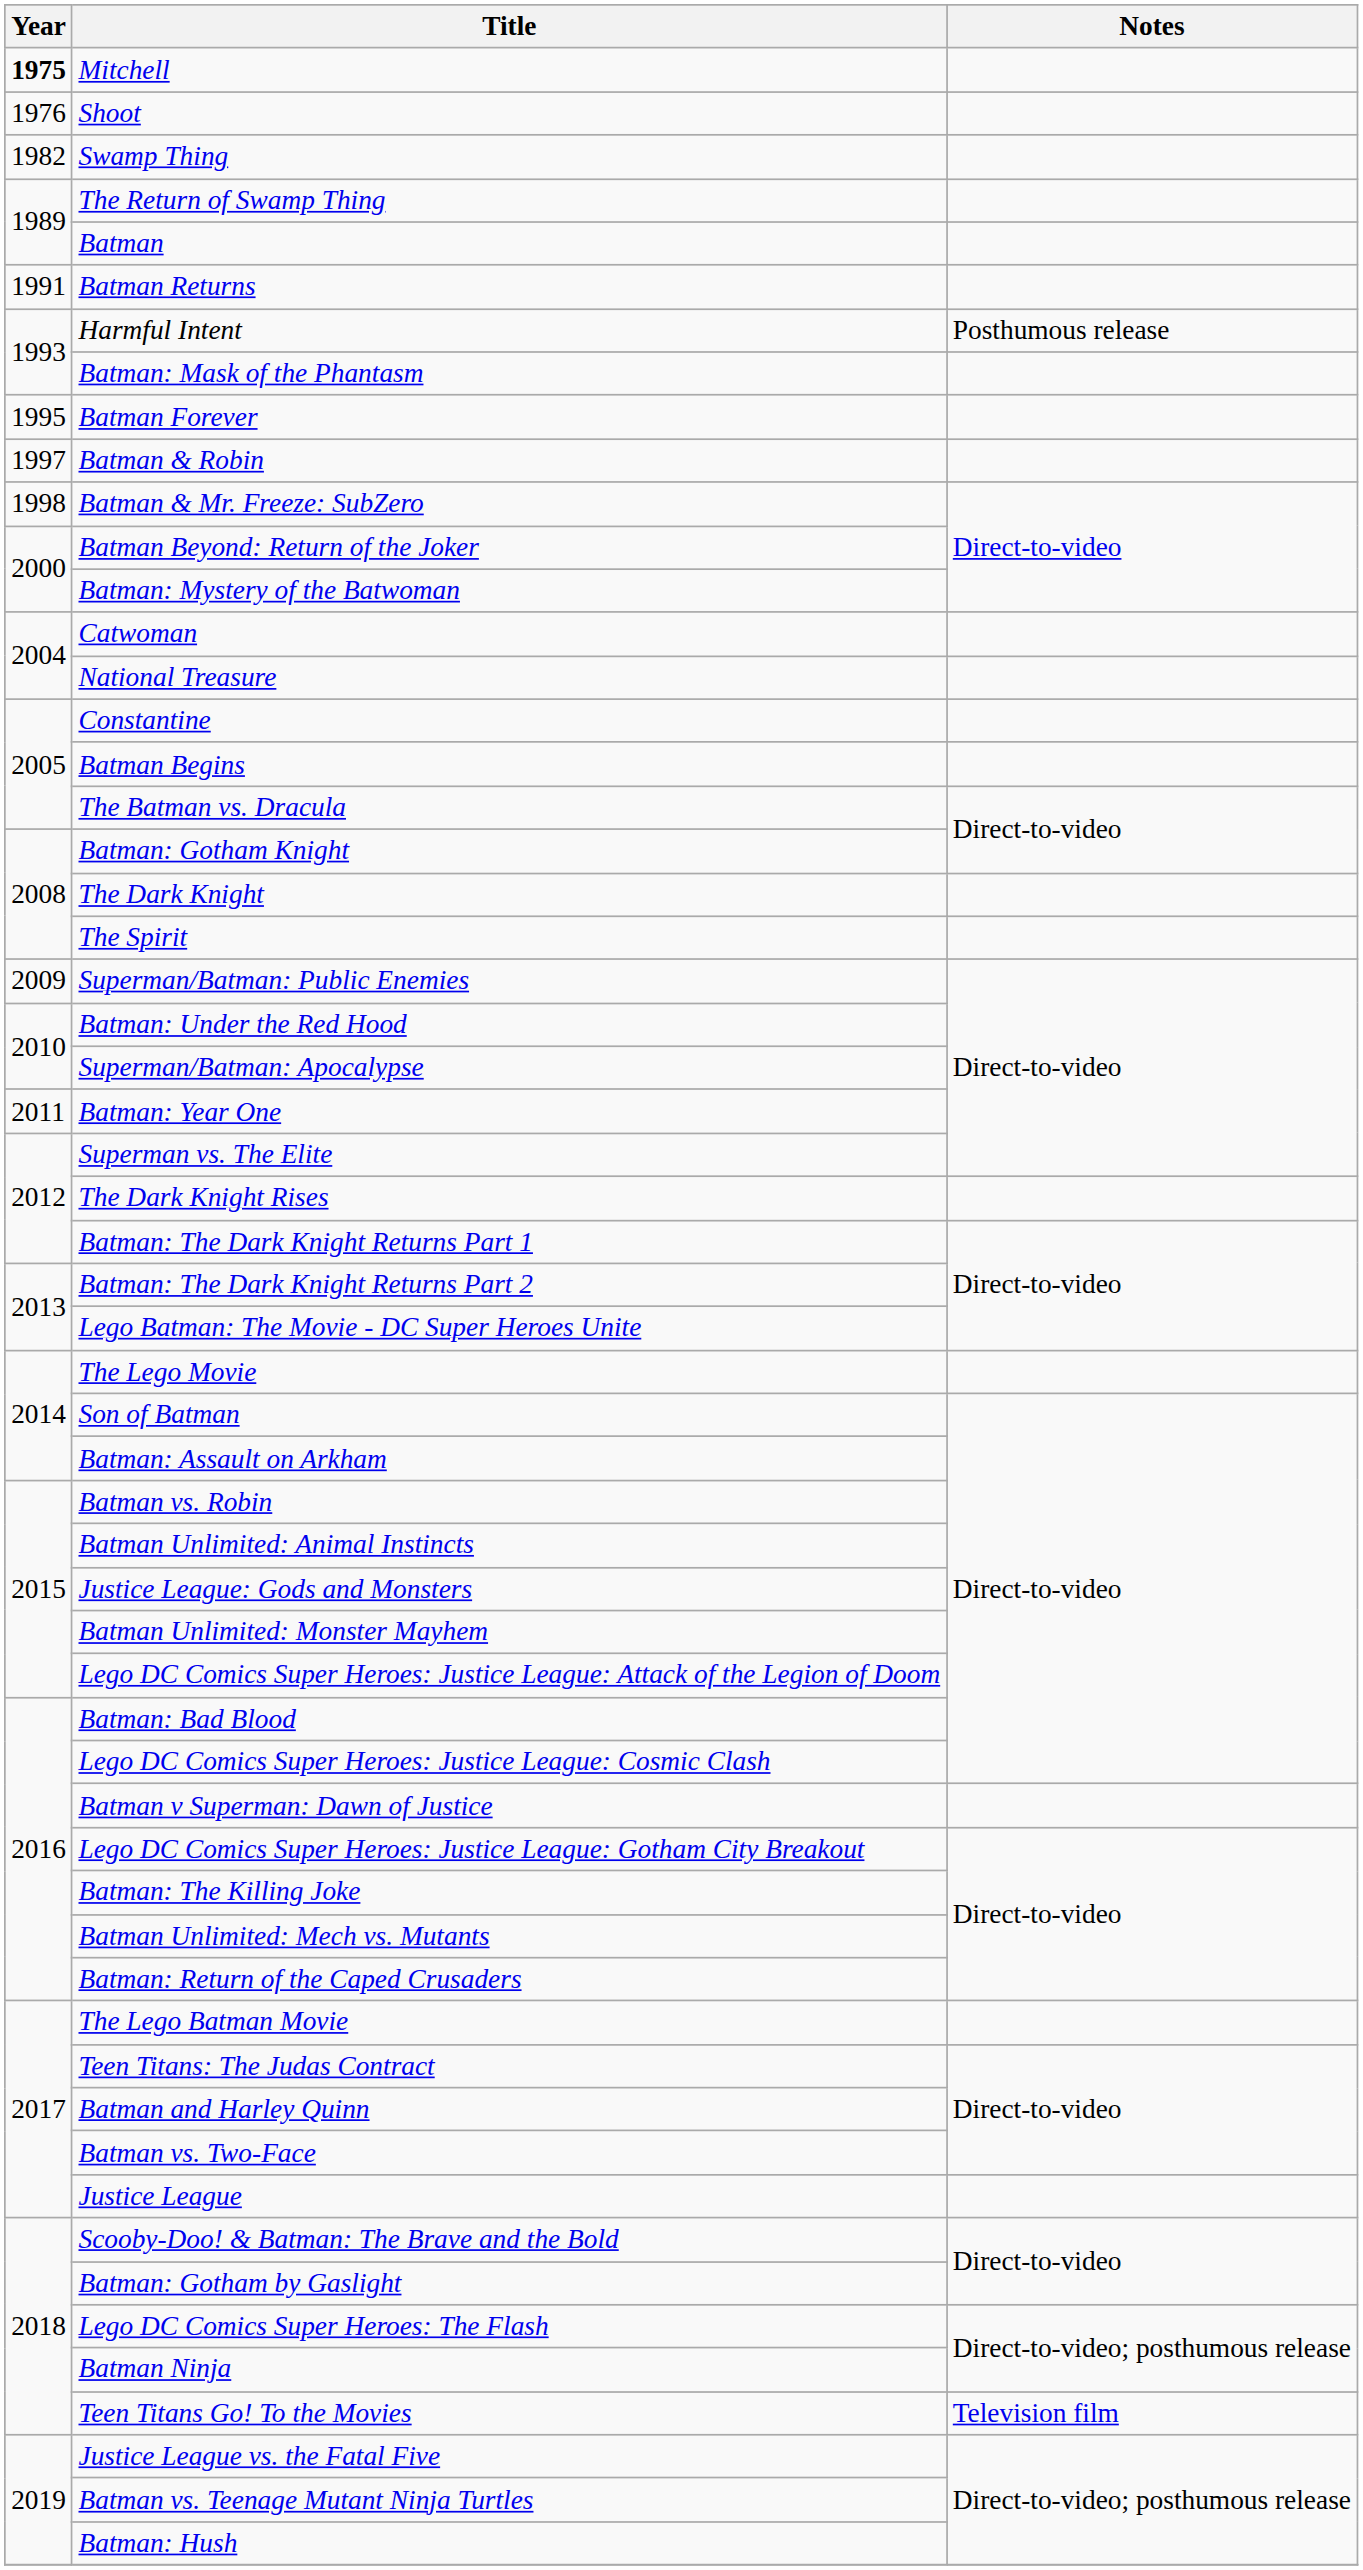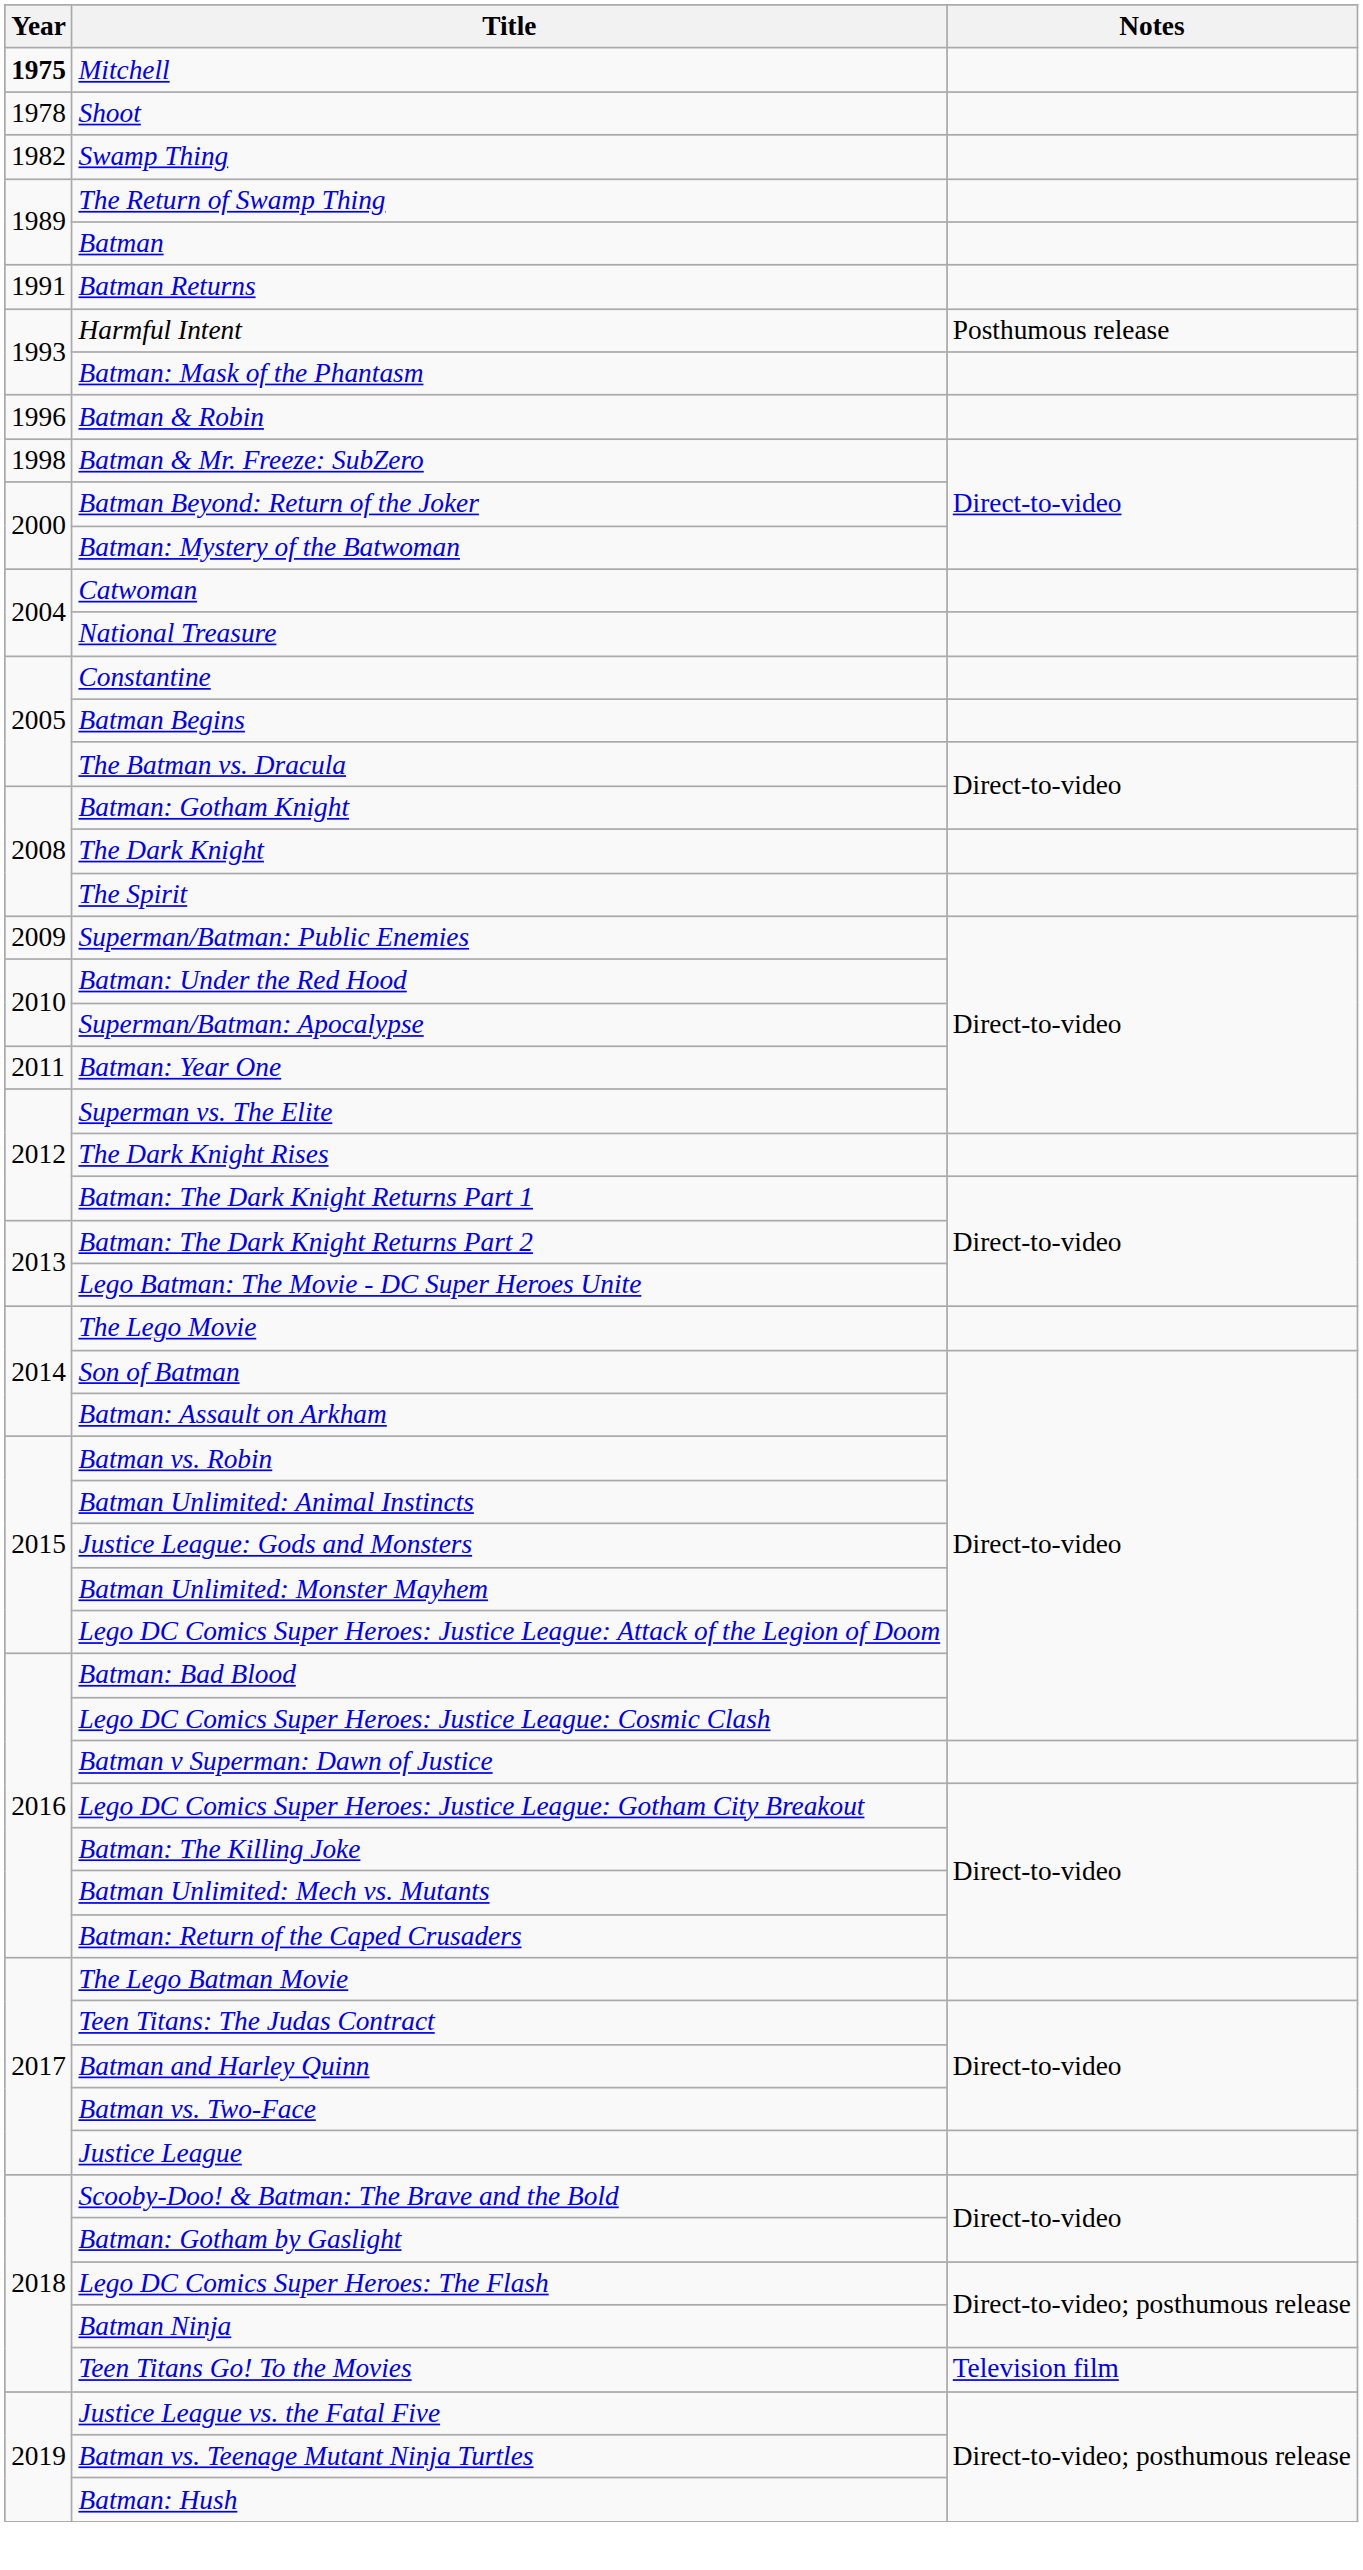(39, 112) 1976 -> (39, 112) 1978
- row: (168, 416)
(39, 460) 1997 -> (39, 416) 1996
